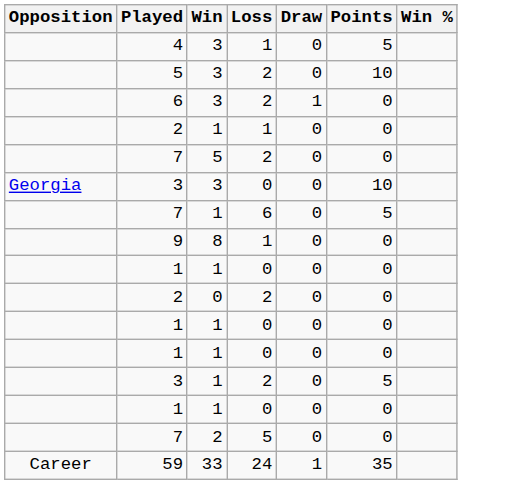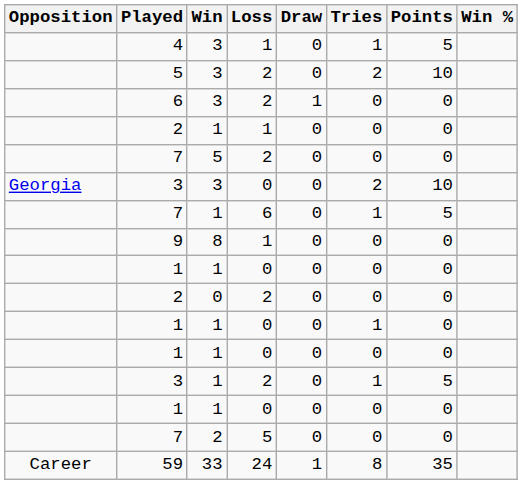+ column: (356, 19)
